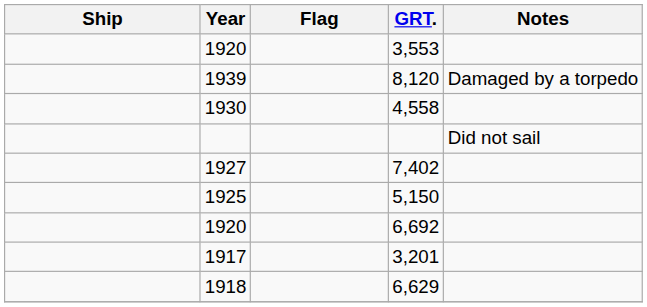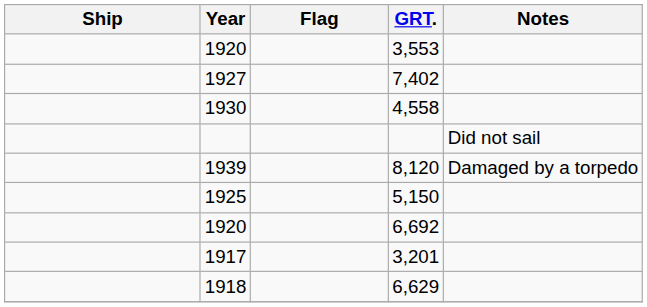rows swapped: (226, 167) <-> (226, 78)
